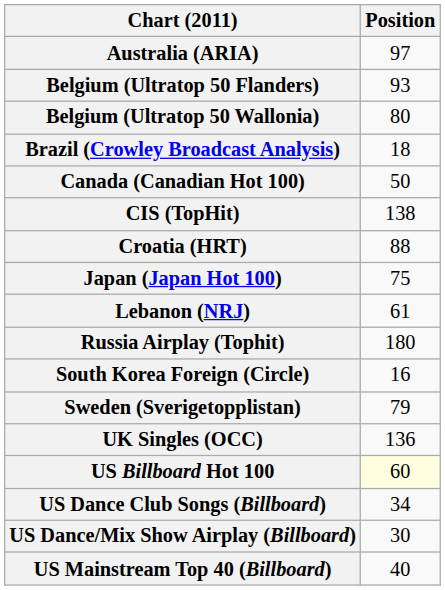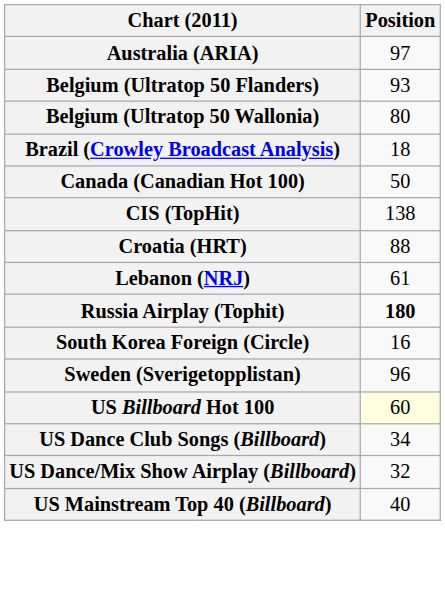- row: (183, 278)
(400, 342) normal -> (400, 310) bold
(400, 407) 79 -> (400, 375) 96
- row: (183, 439)
(400, 536) 30 -> (400, 471) 32
